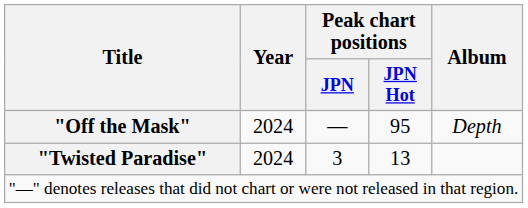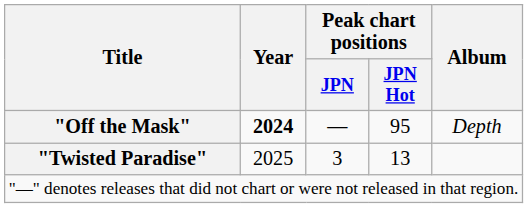(273, 126) normal -> (273, 126) bold
(273, 158) 2024 -> (273, 158) 2025
